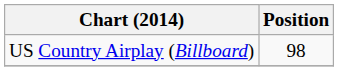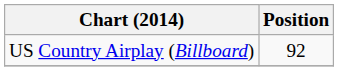(296, 50) 98 -> (296, 50) 92
